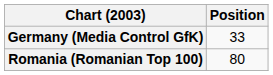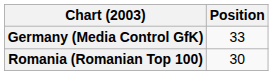(237, 59) 80 -> (237, 59) 30
